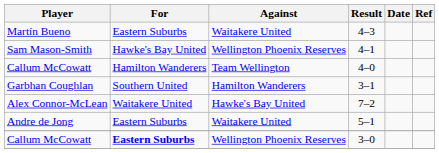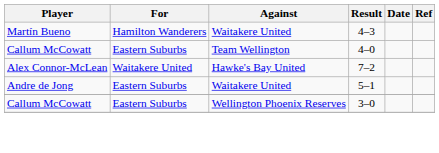(150, 31) Eastern Suburbs -> (160, 31) Hamilton Wanderers
- row: (367, 49)
(160, 67) Hamilton Wanderers -> (150, 49) Eastern Suburbs
- row: (367, 85)
(153, 139) bold -> (150, 103) normal
